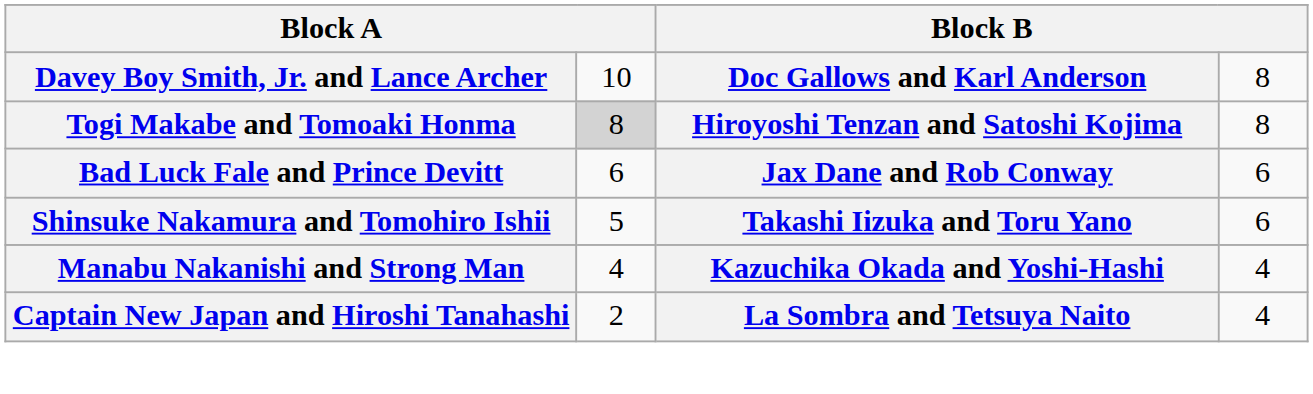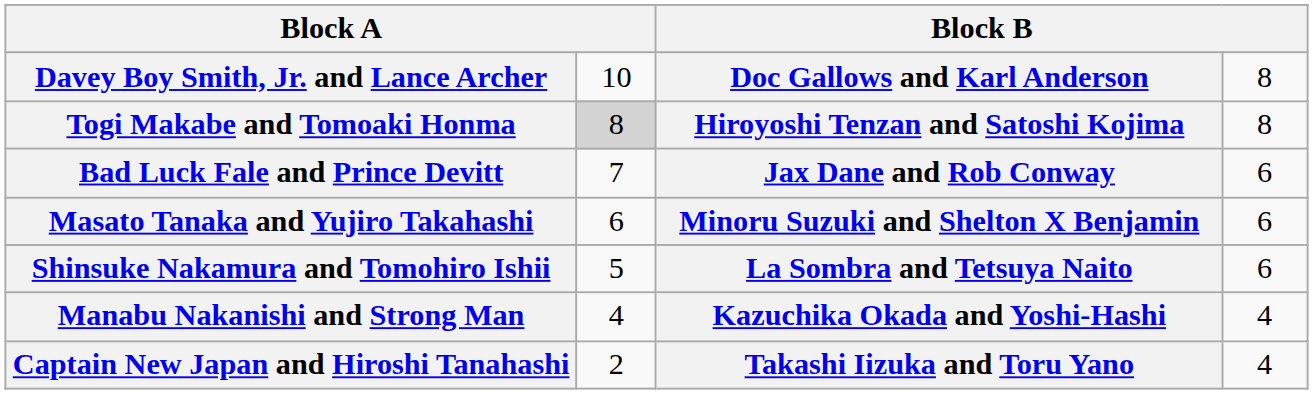(616, 172) 6 -> (616, 172) 7
+ row: (291, 220)
(937, 220) Takashi Iizuka and Toru Yano -> (939, 268) La Sombra and Tetsuya Naito
(937, 316) La Sombra and Tetsuya Naito -> (939, 364) Takashi Iizuka and Toru Yano
